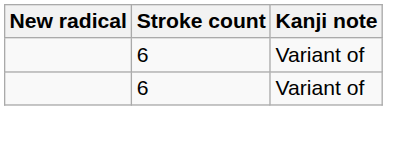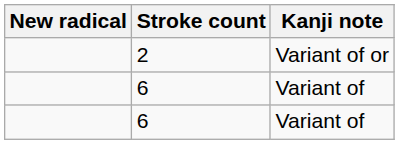+ row: (143, 54)
